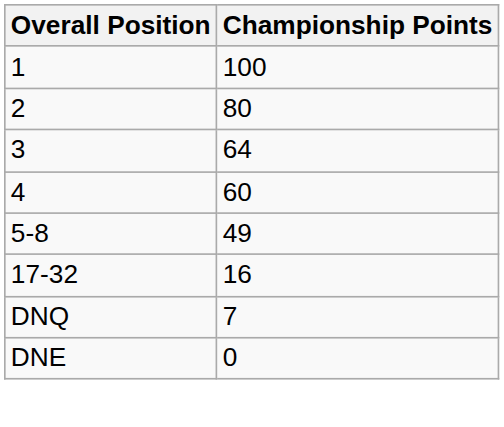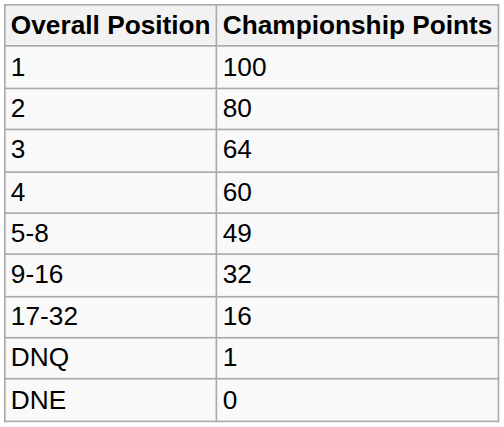+ row: (37, 274)
(230, 316) 7 -> (230, 358) 1
